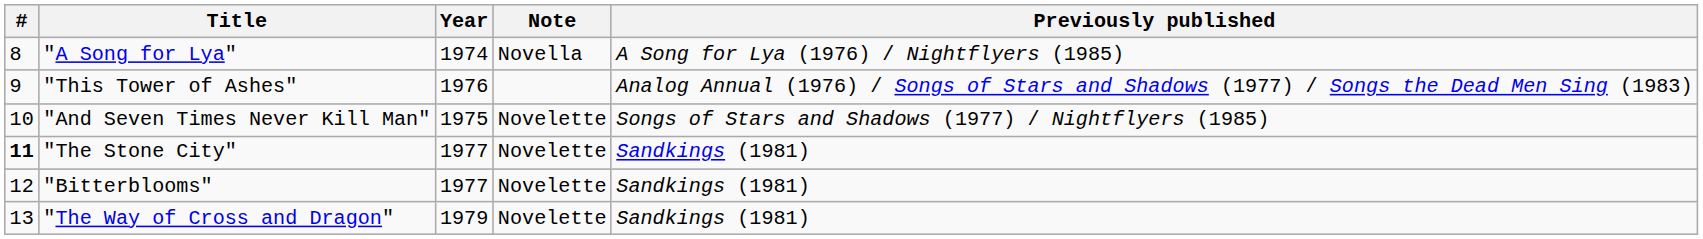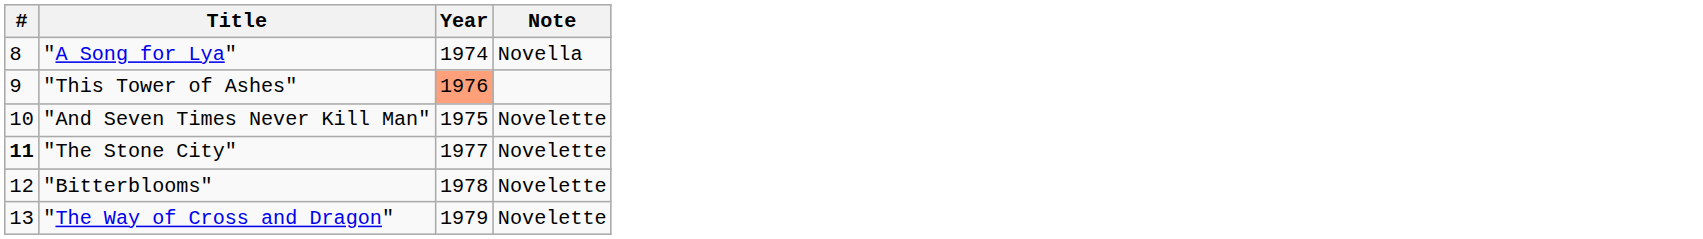- column: (1154, 21)
(464, 87) no background -> (464, 87) lightsalmon background
(464, 185) 1977 -> (464, 185) 1978
